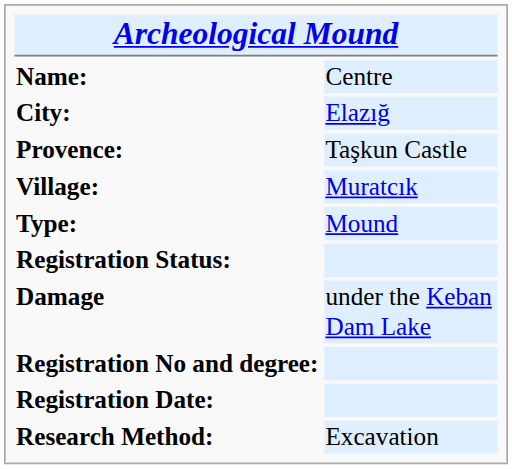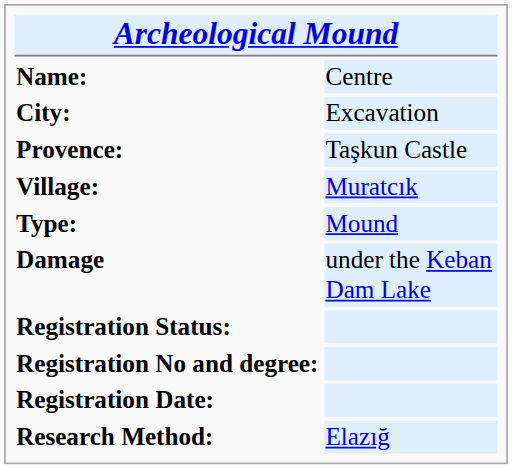(358, 112) Elazığ -> (382, 112) Excavation
rows swapped: (60, 296) <-> (123, 259)
(382, 436) Excavation -> (358, 436) Elazığ
